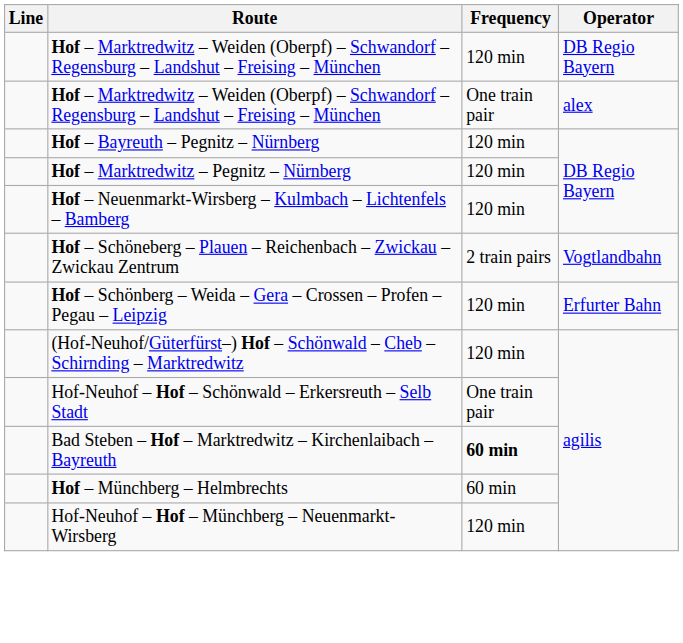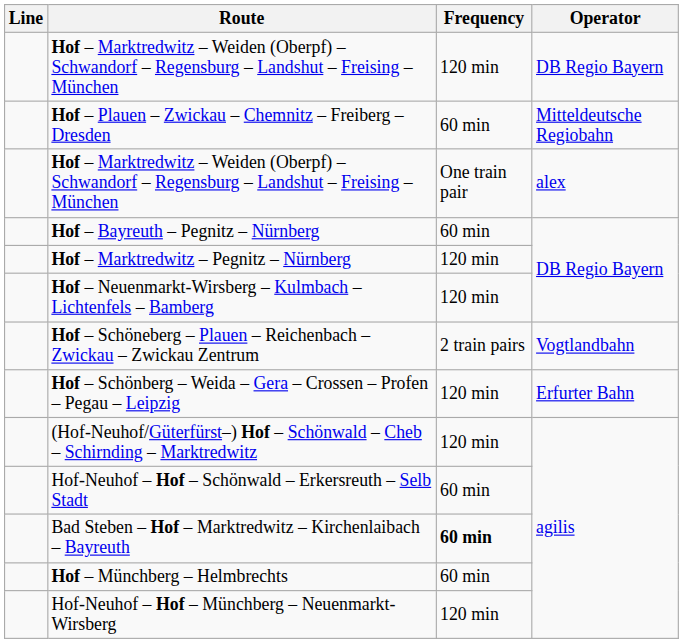+ row: (228, 124)
(496, 143) 120 min -> (465, 231) 60 min
(499, 401) One train pair -> (465, 490) 60 min
